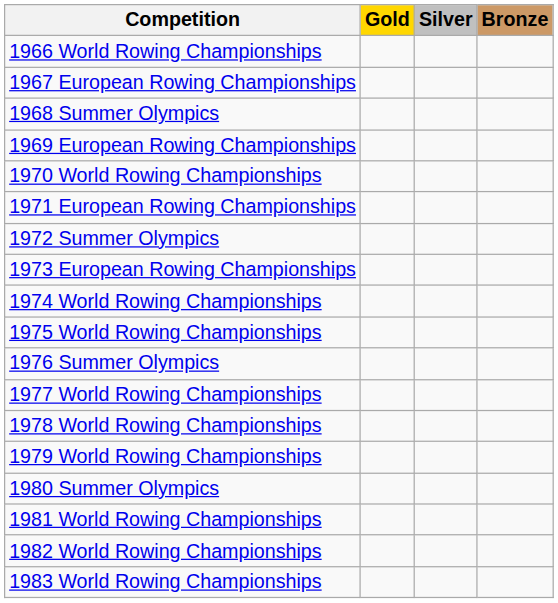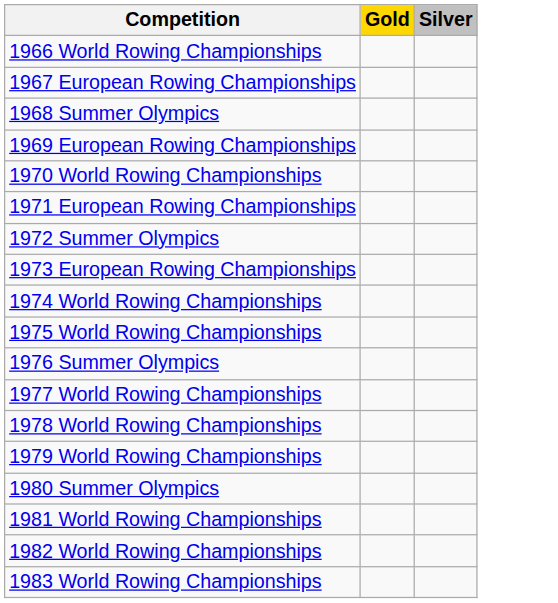- column: (515, 20)
